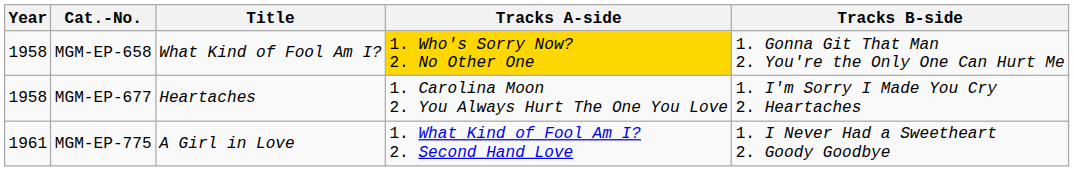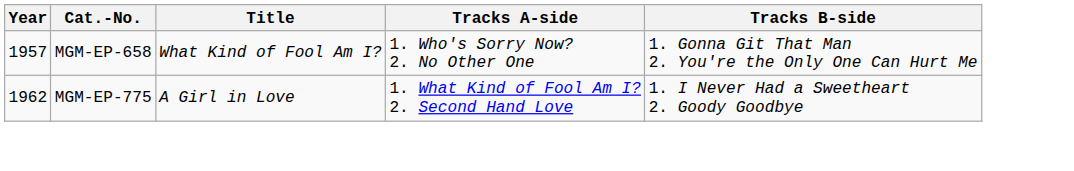(28, 53) 1958 -> (28, 53) 1957
(481, 53) gold background -> (481, 53) no background
- row: (103, 98)
(28, 143) 1961 -> (28, 98) 1962
